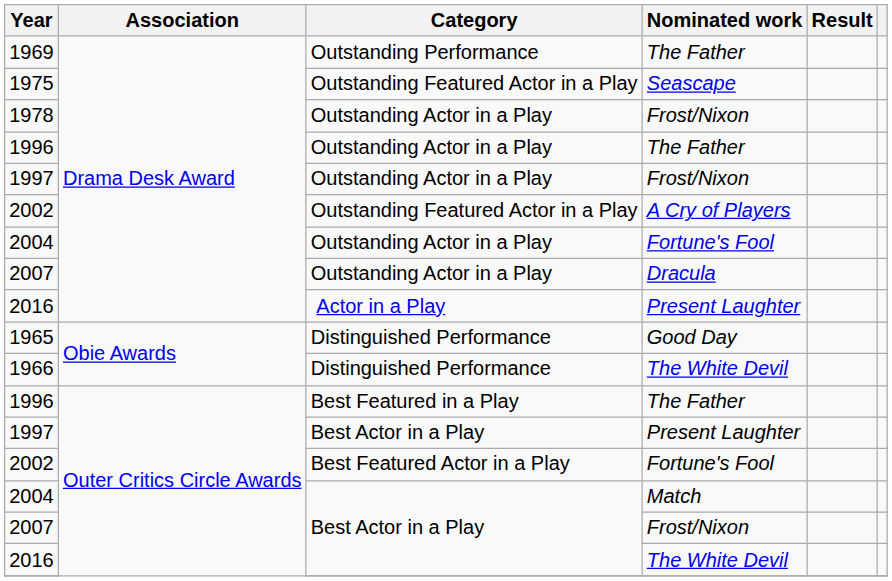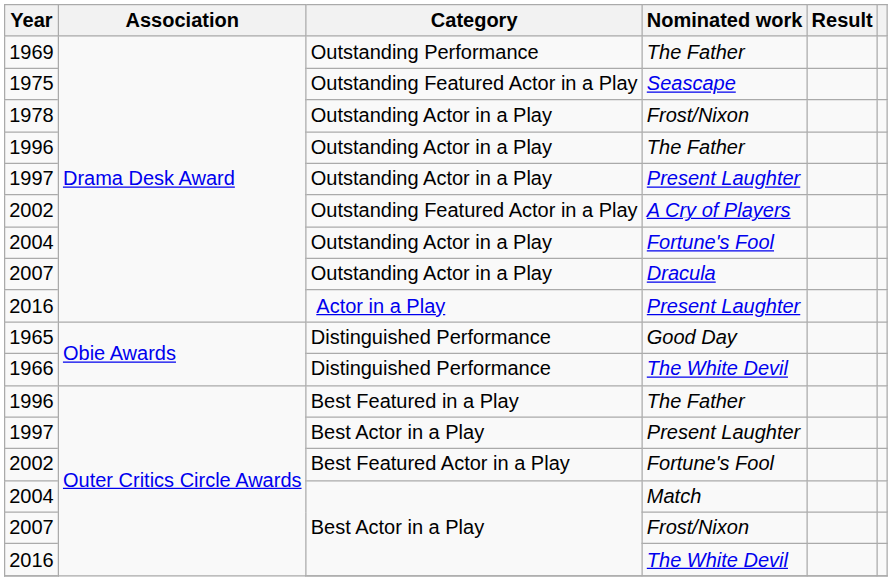(698, 178) Frost/Nixon -> (724, 178) Present Laughter
